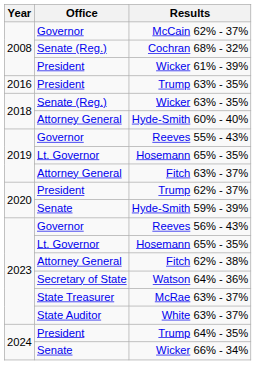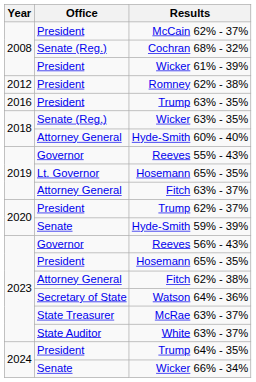(60, 31) Governor -> (61, 31) President
+ row: (19, 84)
(68, 244) Lt. Governor -> (61, 262) President
